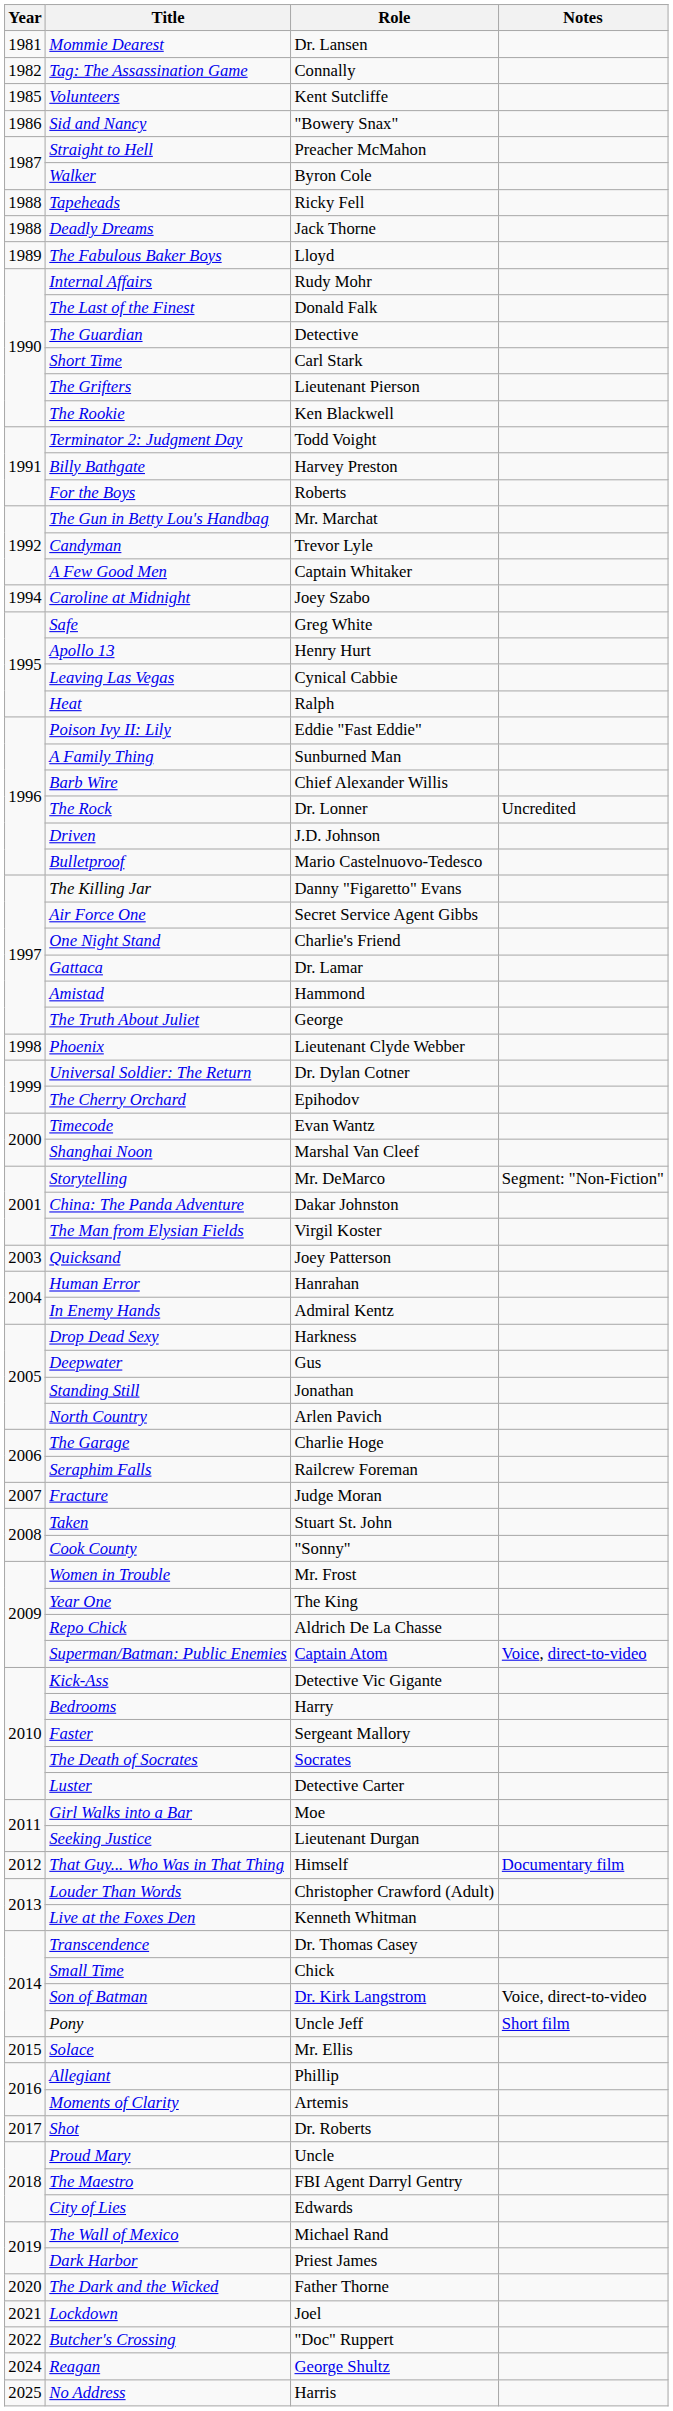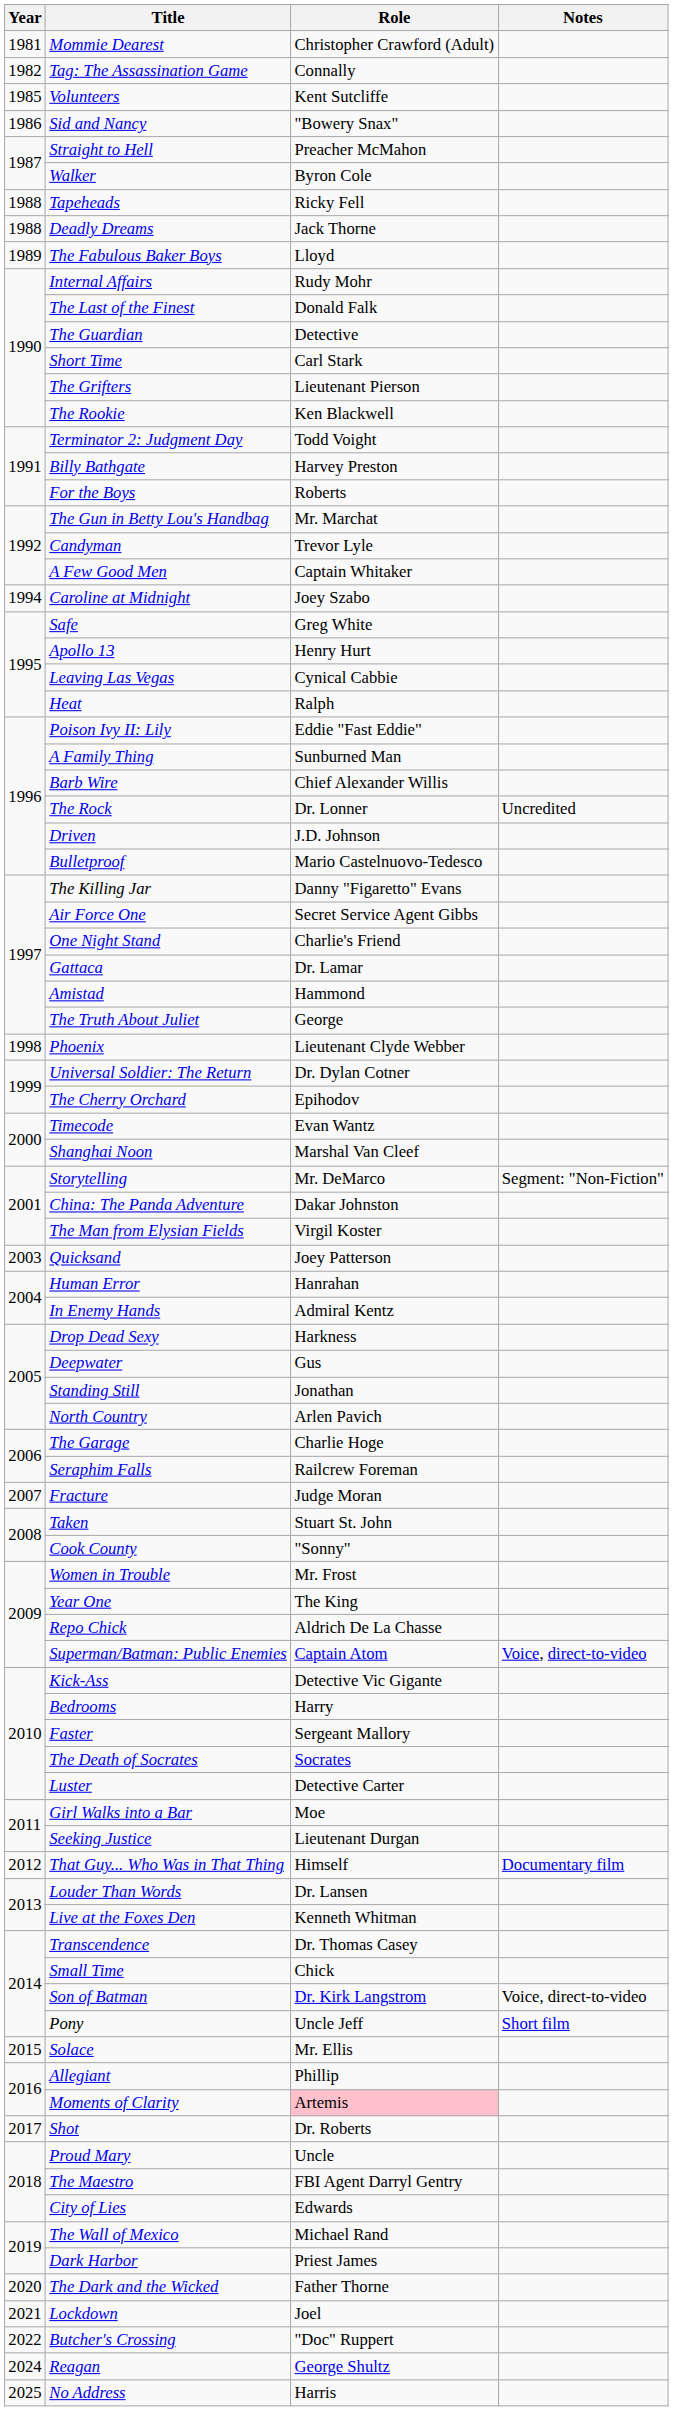(331, 44) Dr. Lansen -> (394, 44) Christopher Crawford (Adult)
(394, 1891) Christopher Crawford (Adult) -> (331, 1891) Dr. Lansen
(321, 2102) no background -> (321, 2102) pink background
